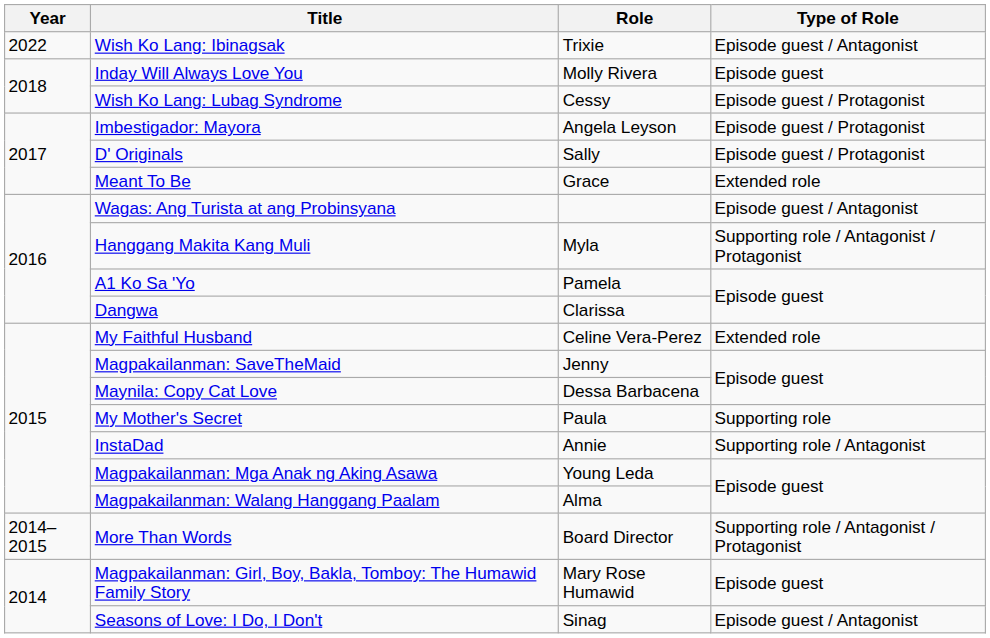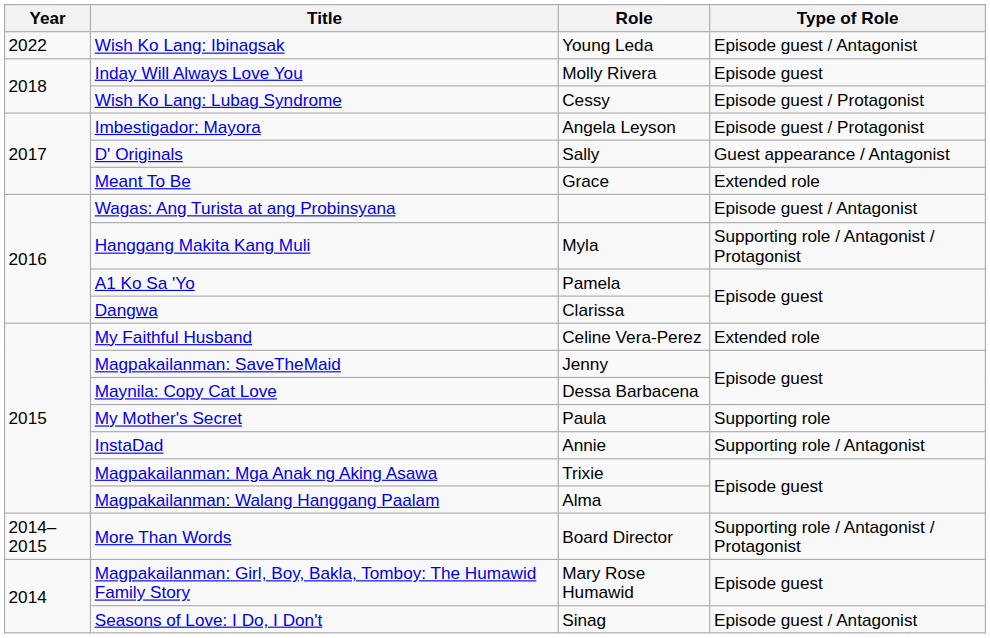(583, 46) Trixie -> (608, 46) Young Leda
(819, 154) Episode guest / Protagonist -> (832, 154) Guest appearance / Antagonist
(608, 473) Young Leda -> (583, 473) Trixie
